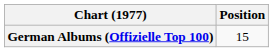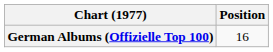(242, 36) 15 -> (242, 36) 16
